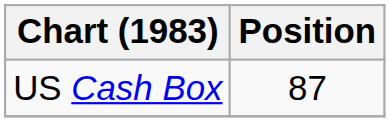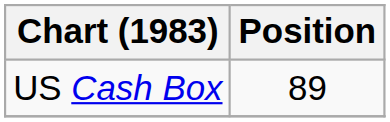(307, 87) 87 -> (307, 87) 89
